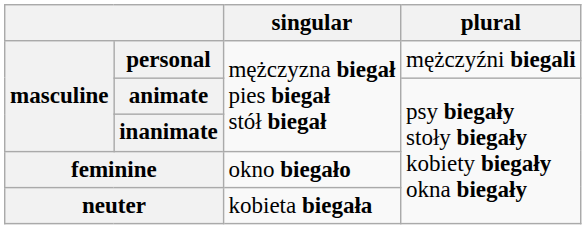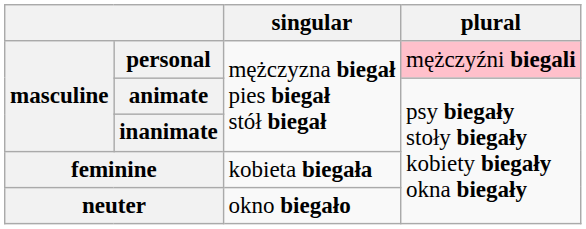(491, 59) no background -> (491, 59) pink background
(290, 168) okno biegało -> (300, 168) kobieta biegała
(300, 205) kobieta biegała -> (290, 205) okno biegało
